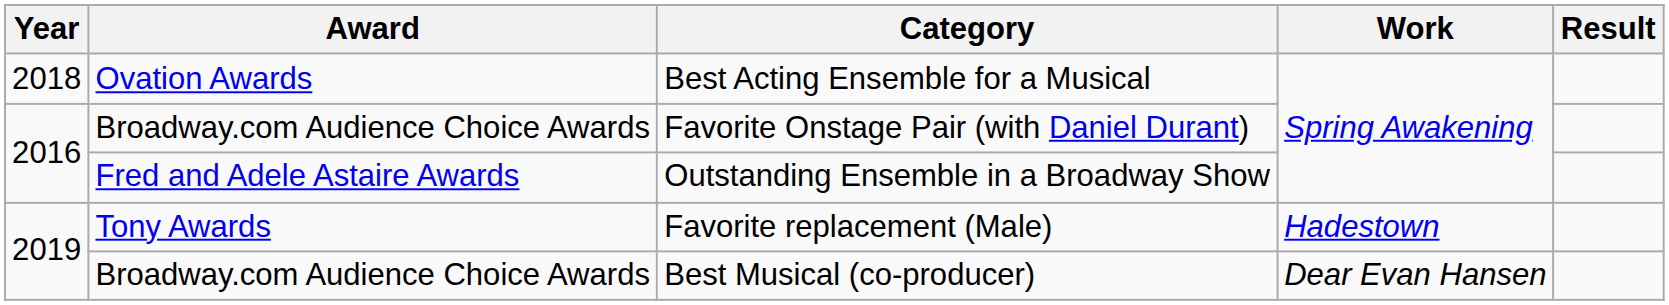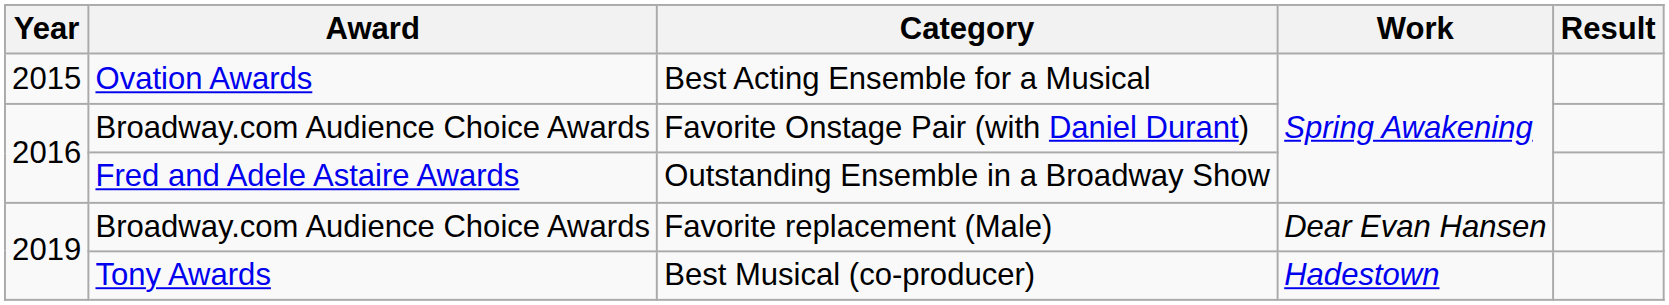(47, 78) 2018 -> (47, 78) 2015
(183, 226) Tony Awards -> (373, 226) Broadway.com Audience Choice Awards
(1362, 226) Hadestown -> (1415, 226) Dear Evan Hansen
(373, 275) Broadway.com Audience Choice Awards -> (183, 275) Tony Awards
(1415, 275) Dear Evan Hansen -> (1362, 275) Hadestown
